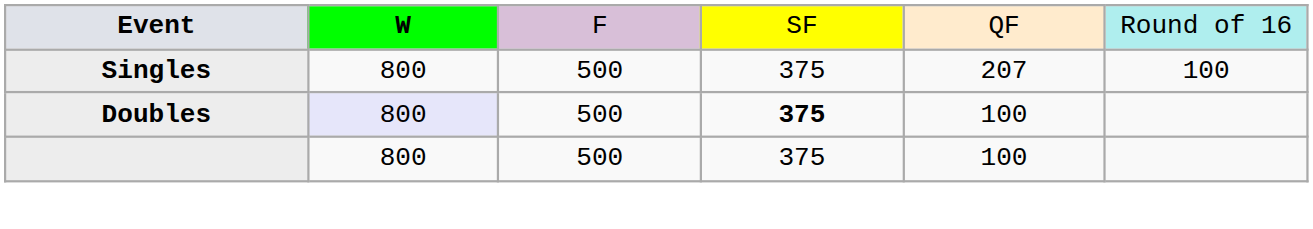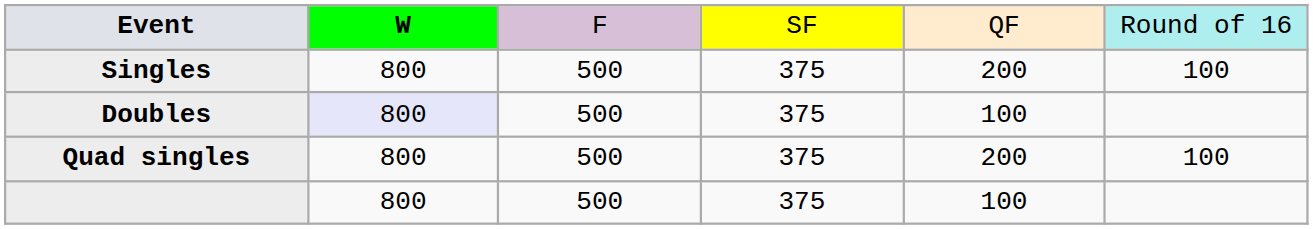(1004, 71) 207 -> (1004, 71) 200
(802, 114) bold -> (802, 114) normal
+ row: (156, 158)
